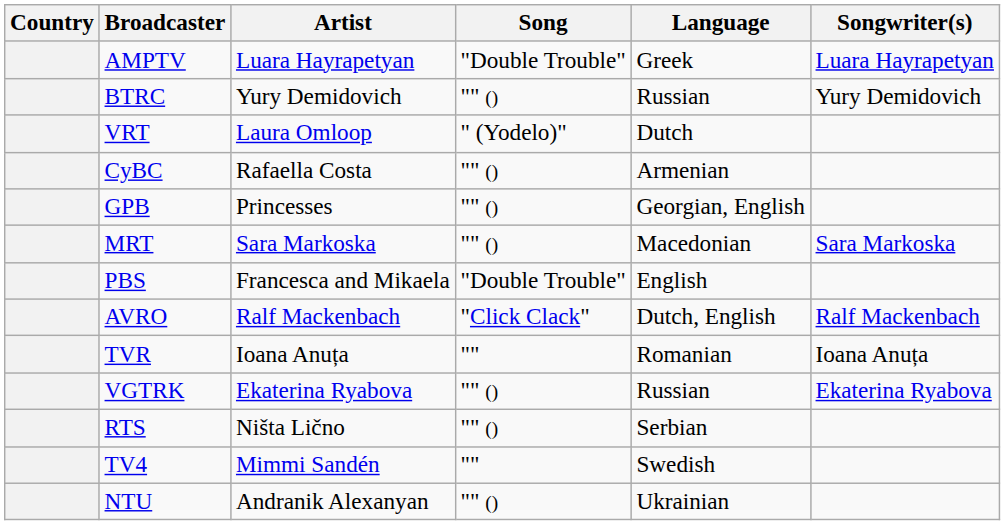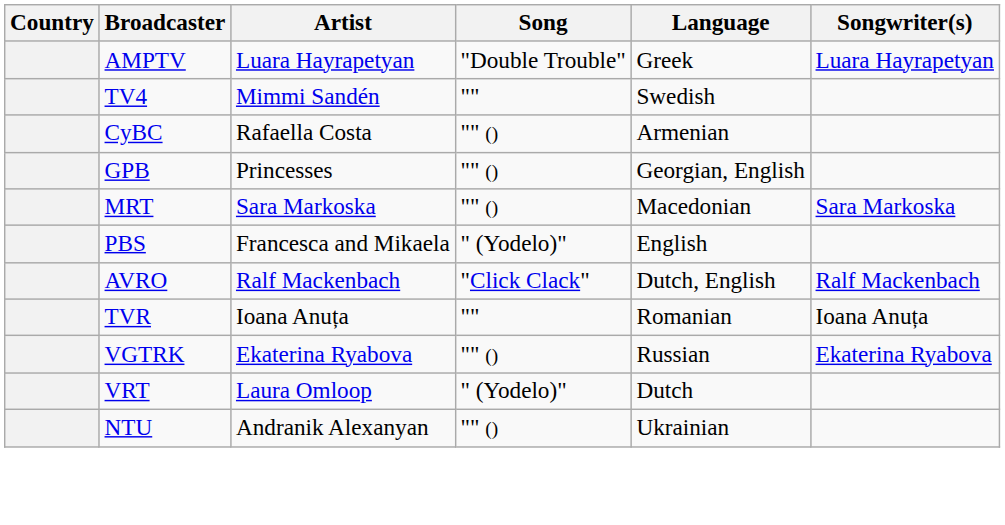- row: (135, 96)
rows swapped: (127, 133) <-> (126, 464)
(543, 280) "Double Trouble" -> (514, 243) " (Yodelo)"
- row: (125, 427)
